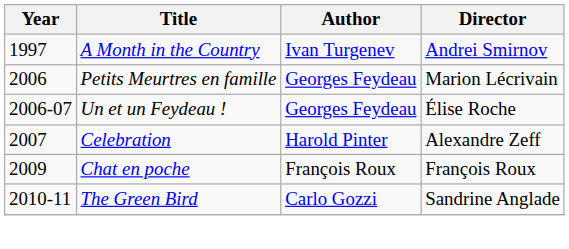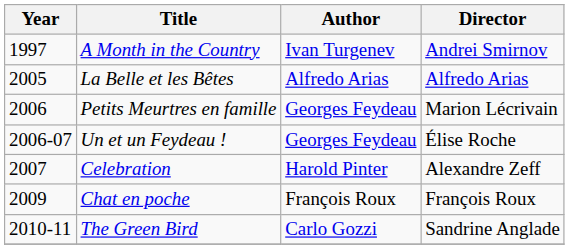+ row: (157, 79)
